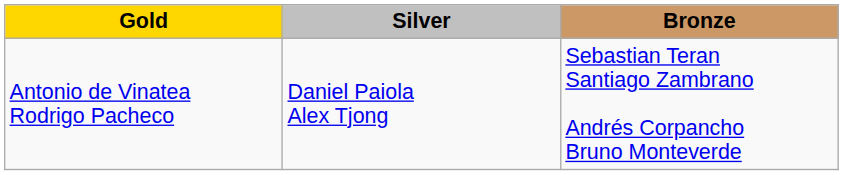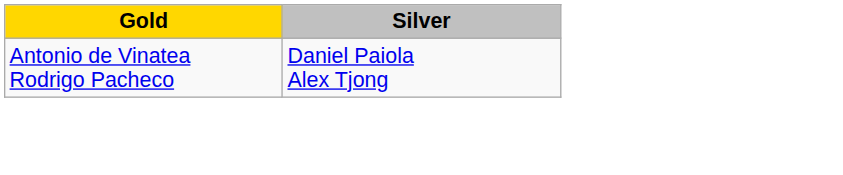- column: (699, 21)
